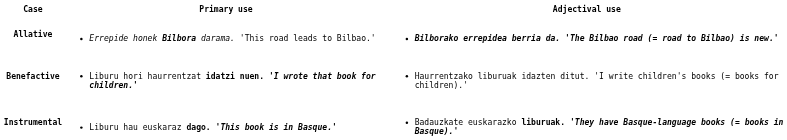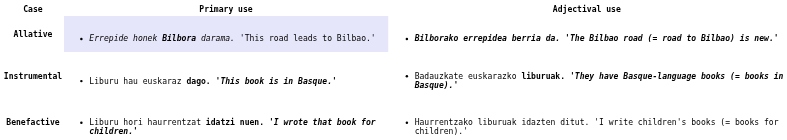(226, 39) no background -> (226, 39) lavender background
rows swapped: (33, 122) <-> (33, 76)
